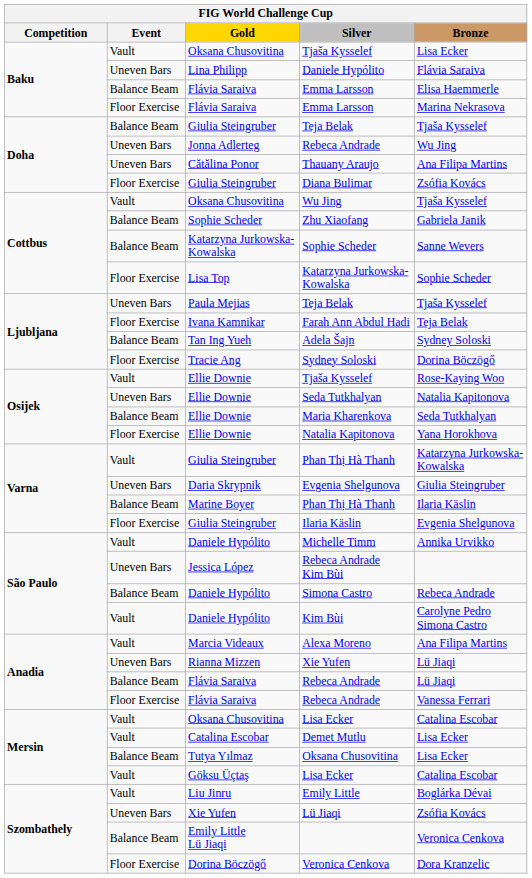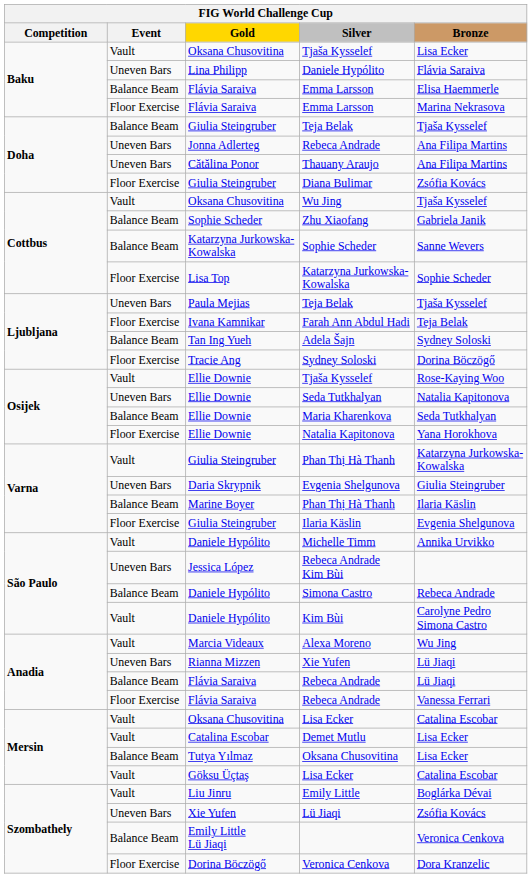(437, 145) Wu Jing -> (462, 145) Ana Filipa Martins
(462, 643) Ana Filipa Martins -> (437, 643) Wu Jing
